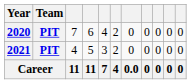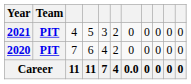rows swapped: (19, 32) <-> (19, 50)
